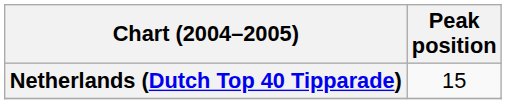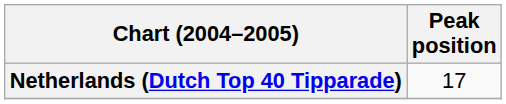(454, 80) 15 -> (454, 80) 17
